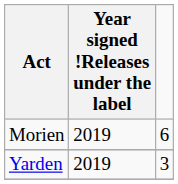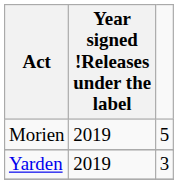(164, 134) 6 -> (164, 134) 5
